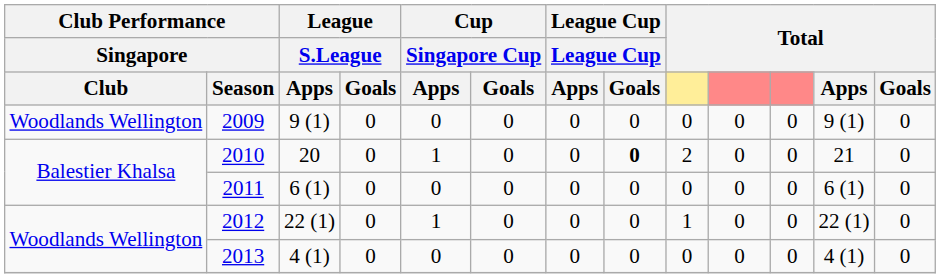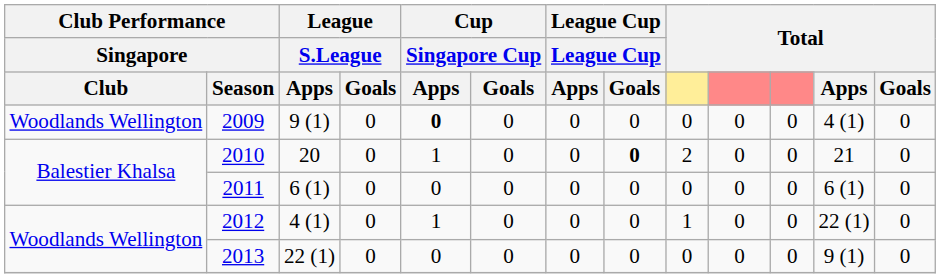(436, 121) normal -> (436, 121) bold
(844, 121) 9 (1) -> (844, 121) 4 (1)
(309, 222) 22 (1) -> (309, 222) 4 (1)
(309, 255) 4 (1) -> (309, 255) 22 (1)
(844, 255) 4 (1) -> (844, 255) 9 (1)
